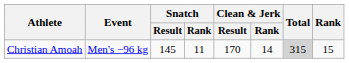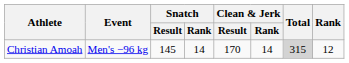(199, 49) 11 -> (199, 49) 14
(328, 49) 15 -> (328, 49) 12
